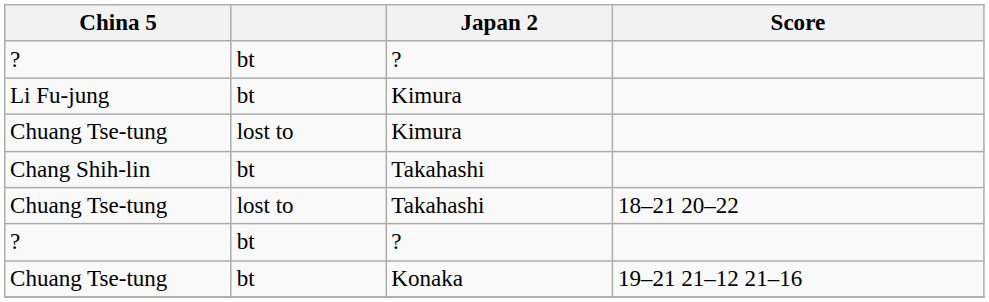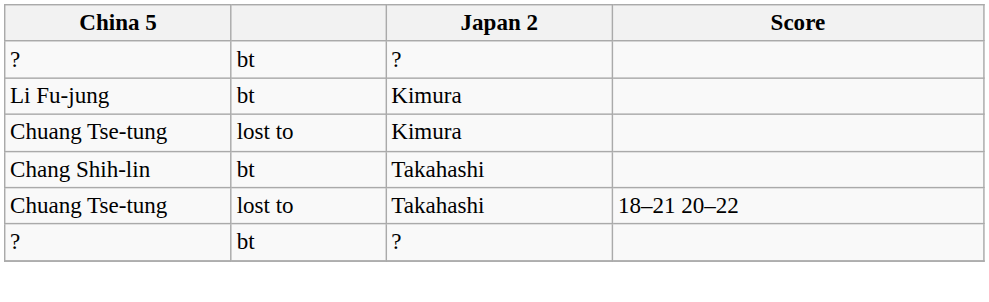- row: (89, 278)
